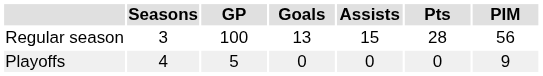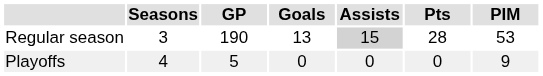(234, 38) 100 -> (234, 38) 190
(370, 38) no background -> (370, 38) lightgrey background
(505, 38) 56 -> (505, 38) 53
